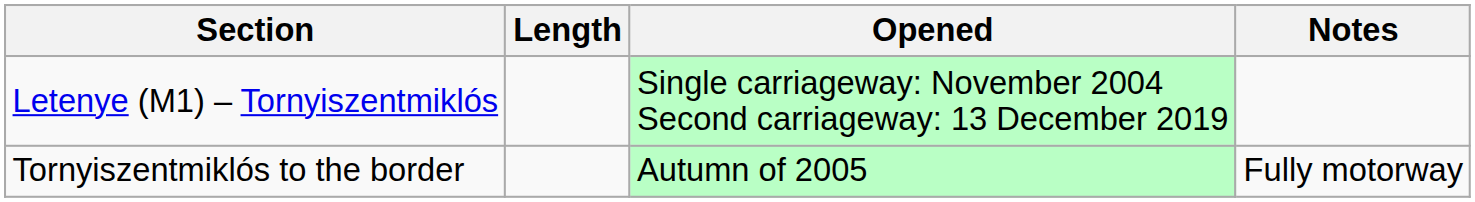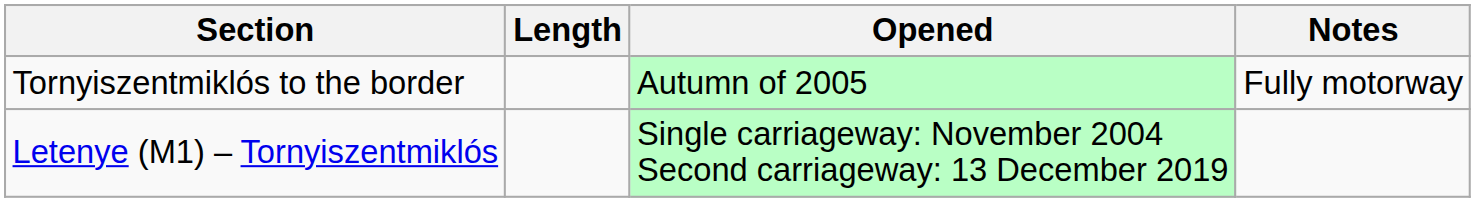rows swapped: (255, 100) <-> (238, 170)
